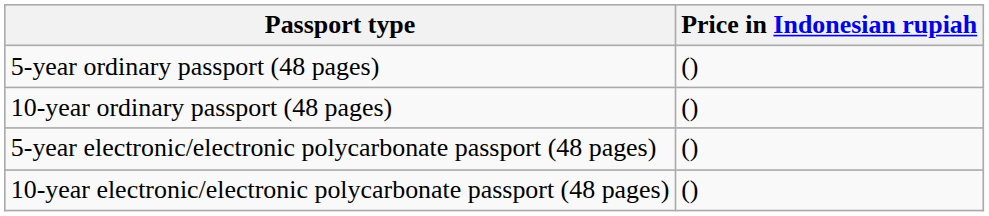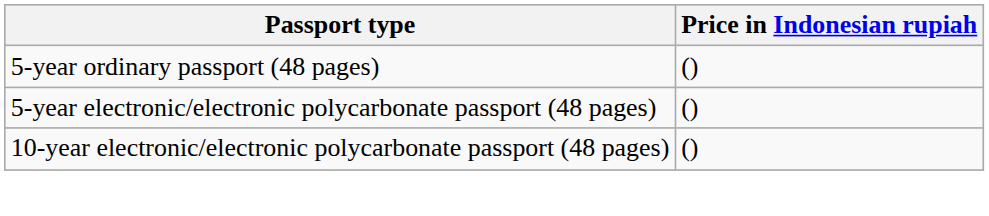- row: (202, 107)
